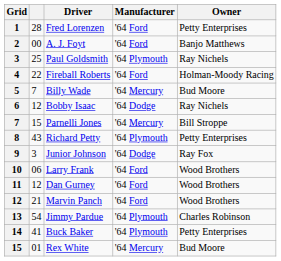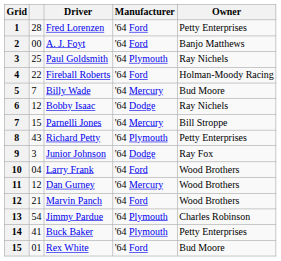(37, 169) 06 -> (37, 169) 04
(131, 185) '64 Ford -> (139, 185) '64 Mercury
(139, 248) '64 Mercury -> (131, 248) '64 Ford
